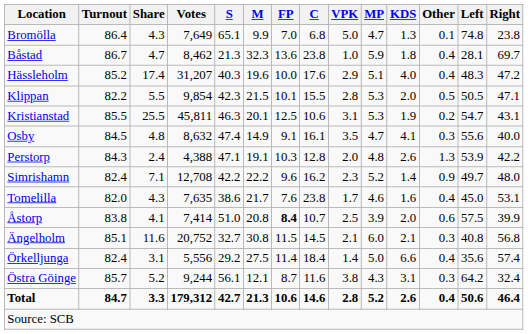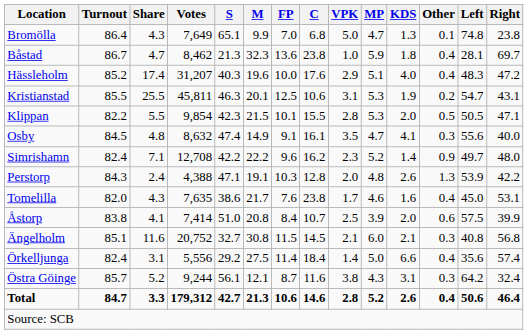rows swapped: (28, 95) <-> (38, 116)
rows swapped: (29, 156) <-> (38, 177)
(289, 217) bold -> (289, 217) normal
